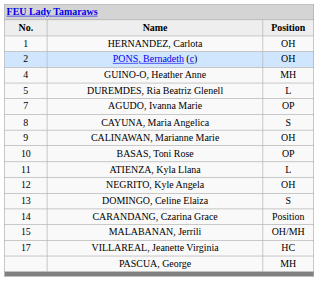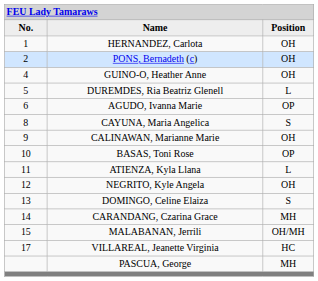(288, 75) MH -> (288, 75) OH
(26, 106) 7 -> (26, 106) 6
(288, 216) Position -> (288, 216) MH
